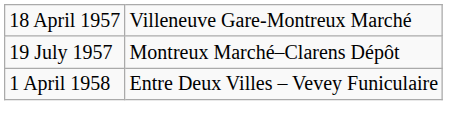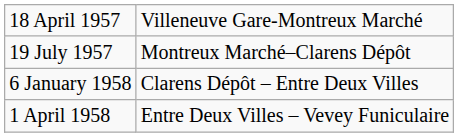+ row: (70, 83)
